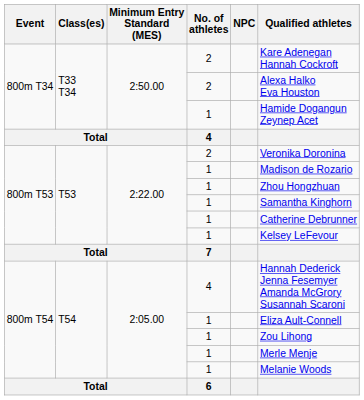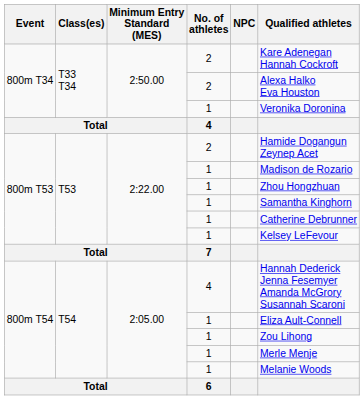(303, 114) Hamide Dogangun Zeynep Acet -> (303, 109) Veronika Doronina
(303, 153) Veronika Doronina -> (303, 147) Hamide Dogangun Zeynep Acet
